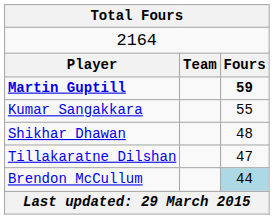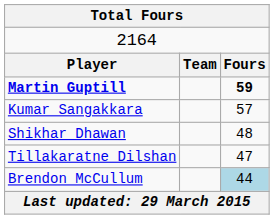(245, 111) 55 -> (245, 111) 57
